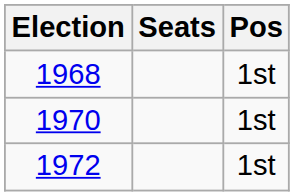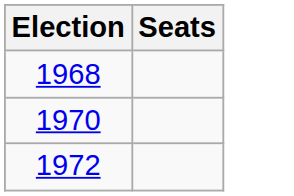- column: (256, 27)
